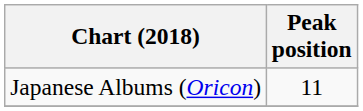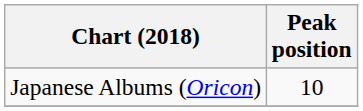(312, 86) 11 -> (312, 86) 10
